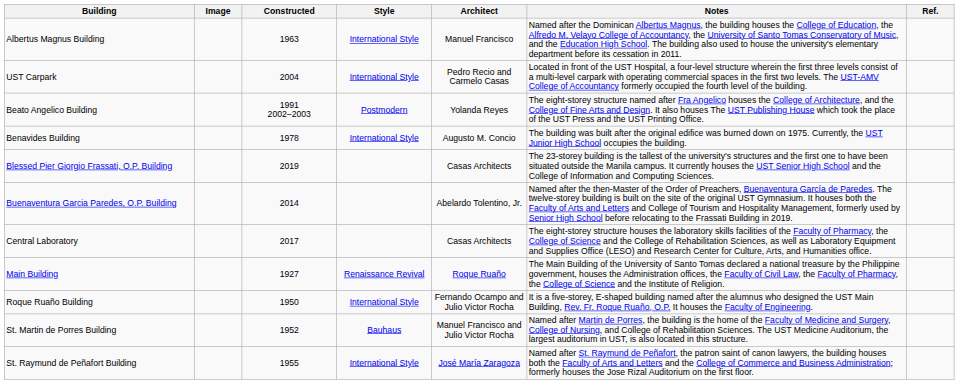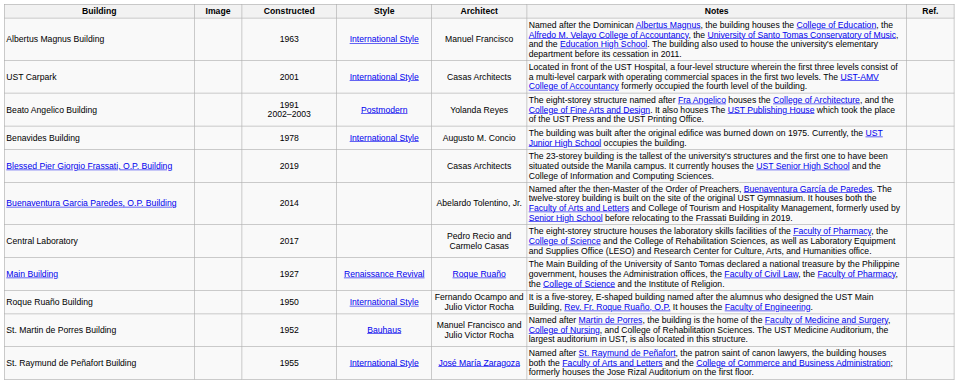(289, 77) 2004 -> (289, 77) 2001
(479, 77) Pedro Recio and Carmelo Casas -> (479, 77) Casas Architects
(479, 241) Casas Architects -> (479, 241) Pedro Recio and Carmelo Casas
